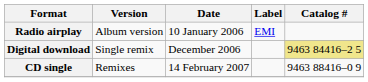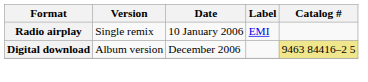(129, 31) Album version -> (124, 31) Single remix
(124, 49) Single remix -> (129, 49) Album version
- row: (48, 67)
